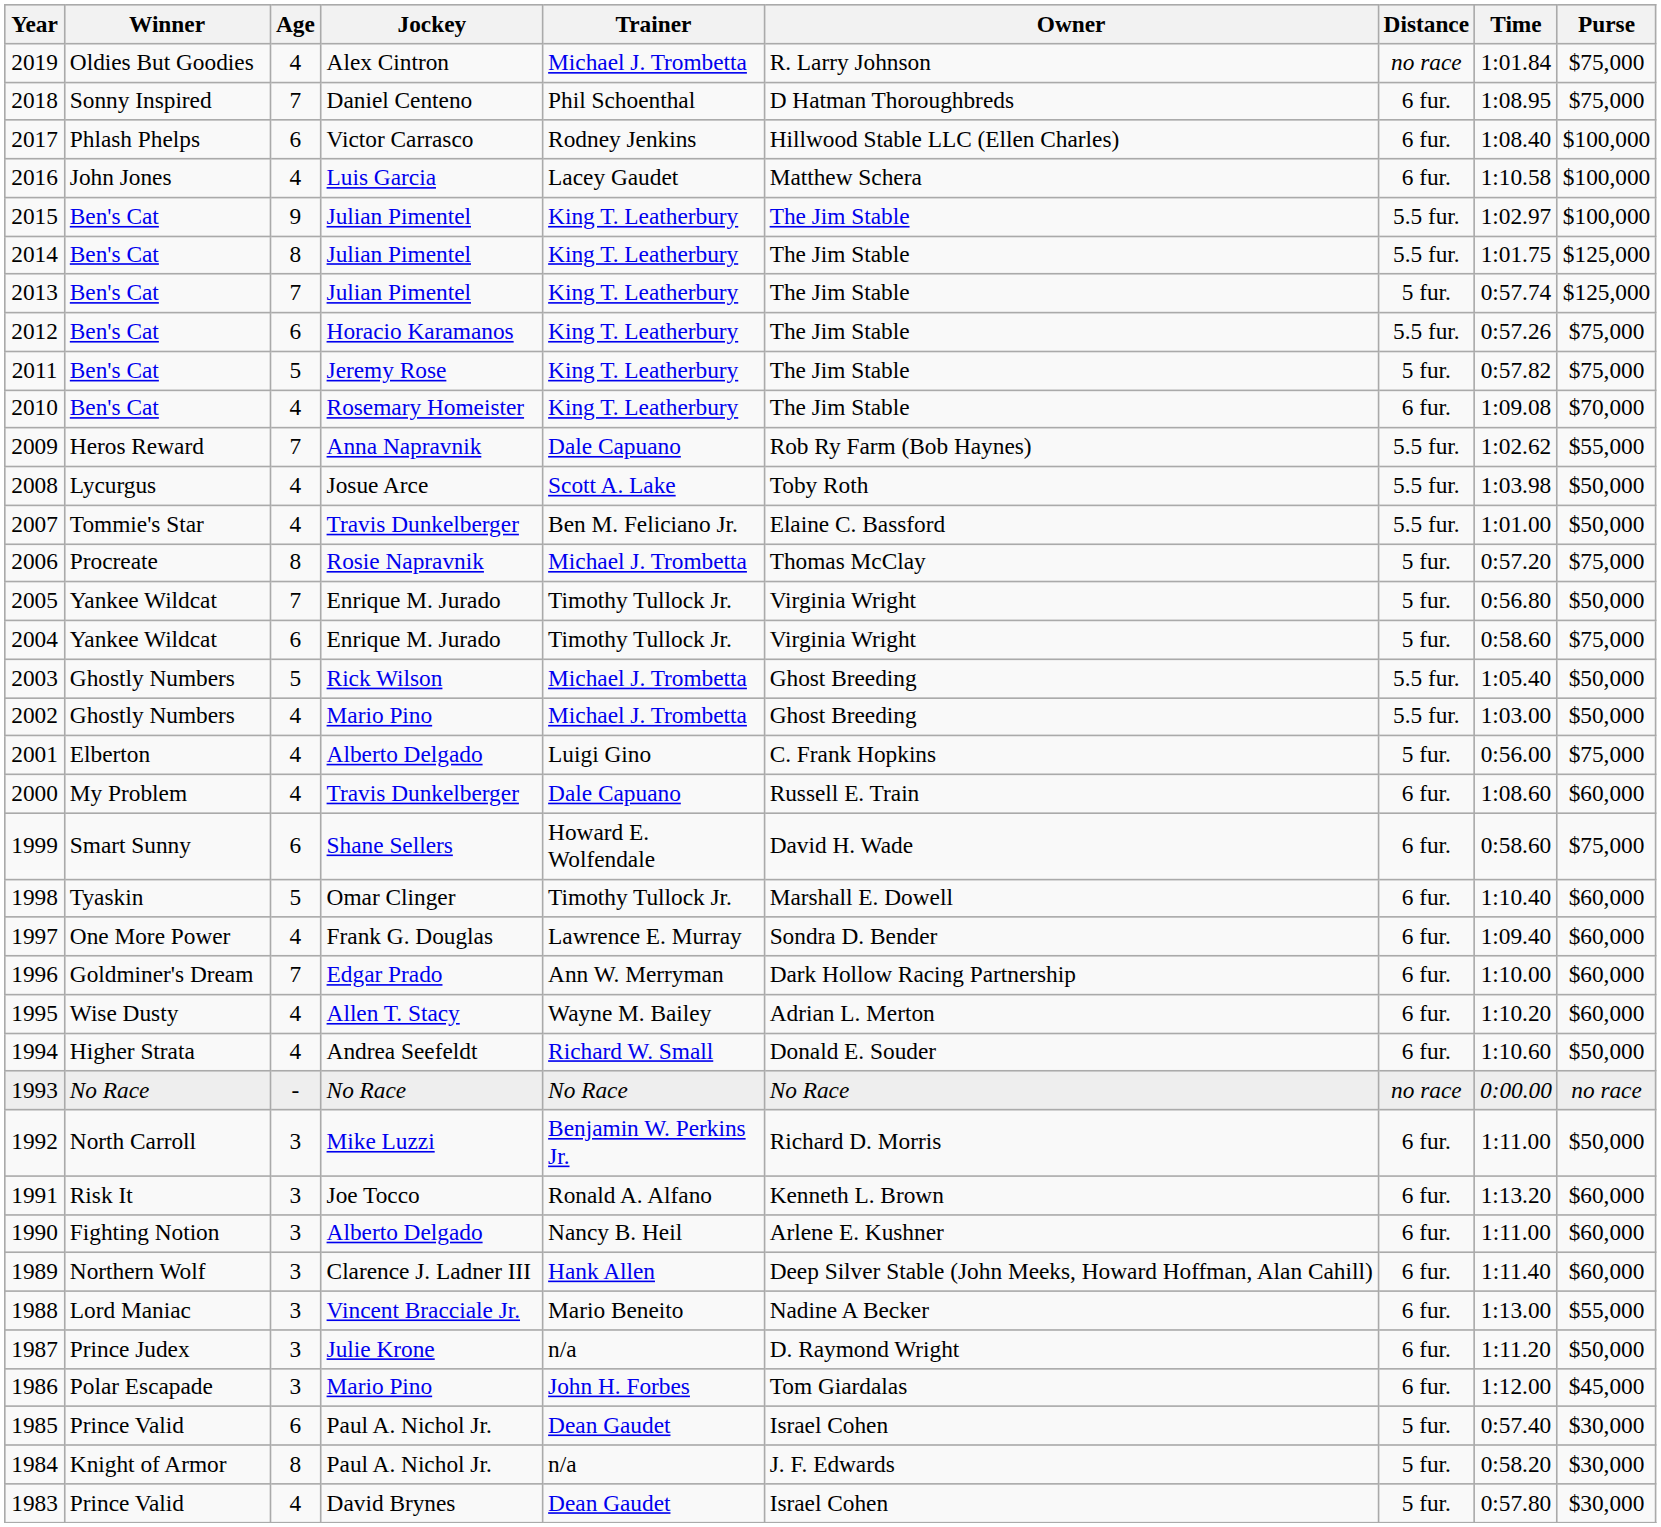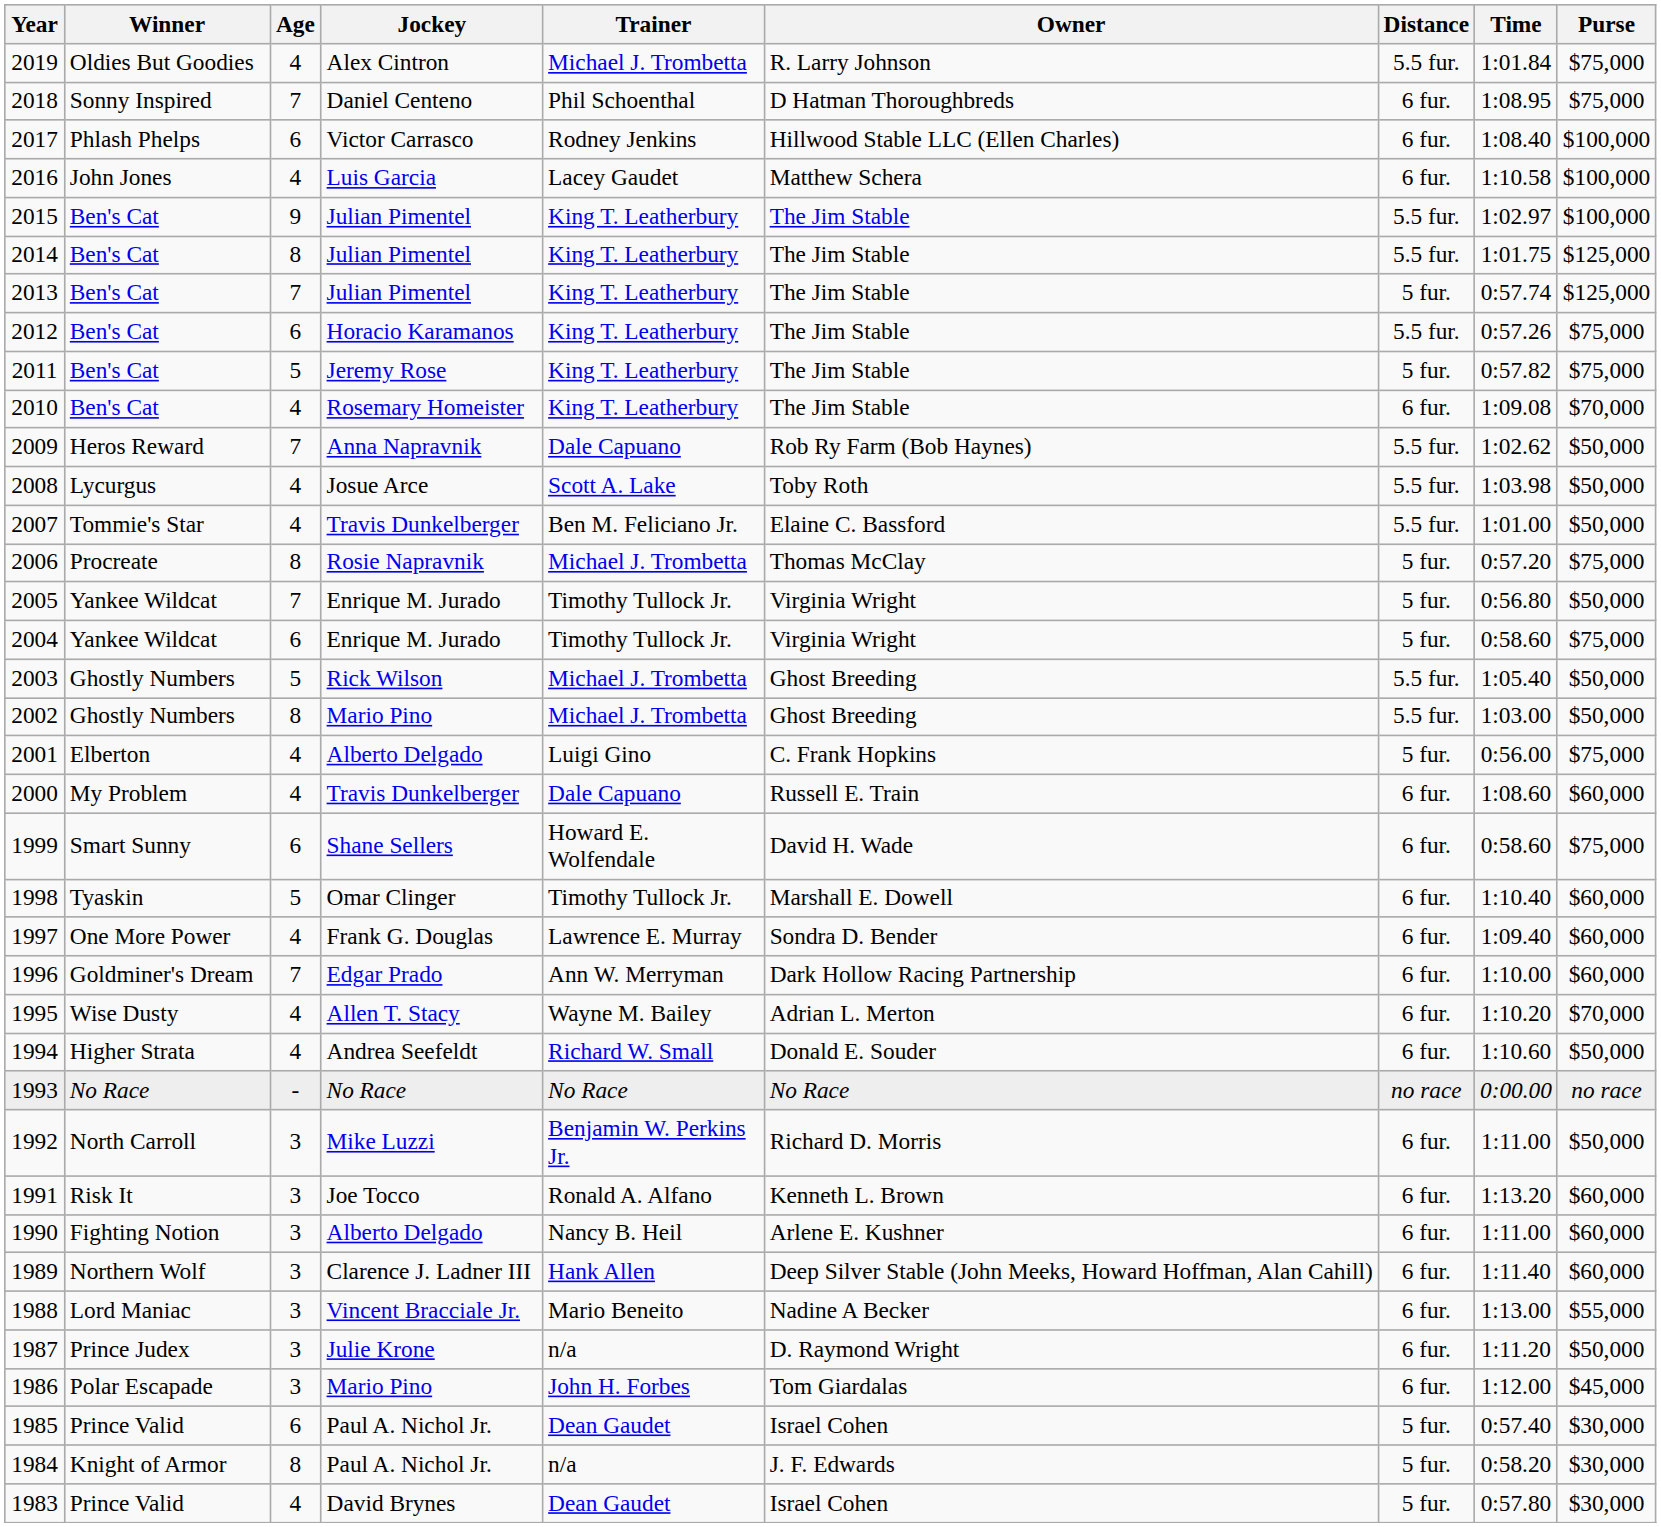(1426, 62) no race -> (1426, 62) 5.5 fur.
(1607, 447) $55,000 -> (1607, 447) $50,000
(295, 716) 4 -> (295, 716) 8
(1607, 1013) $60,000 -> (1607, 1013) $70,000
